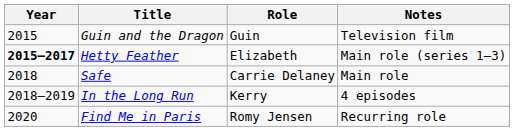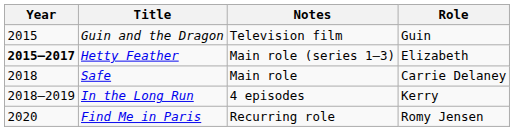columns swapped: (282, 15) <-> (424, 15)
